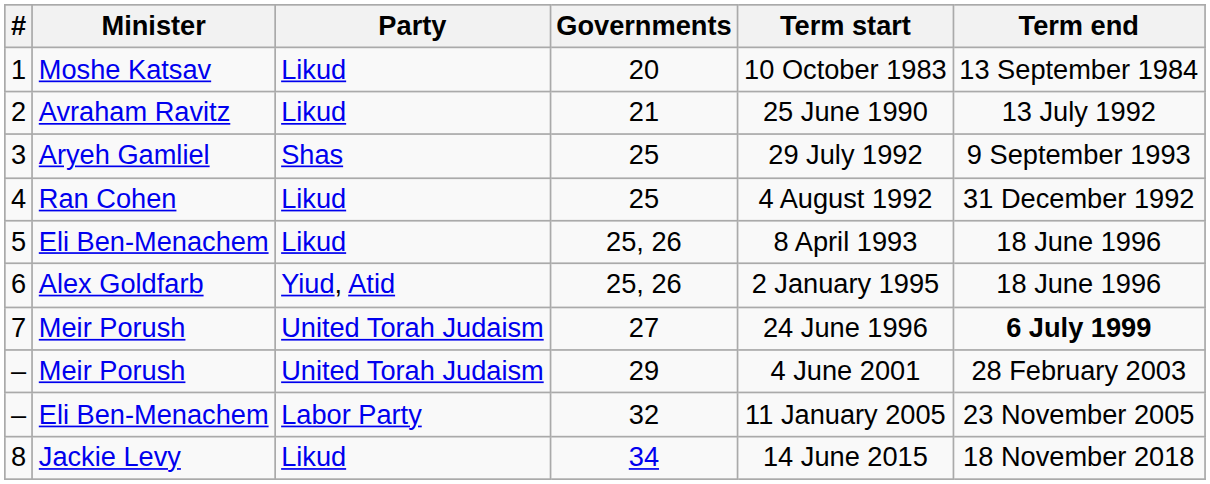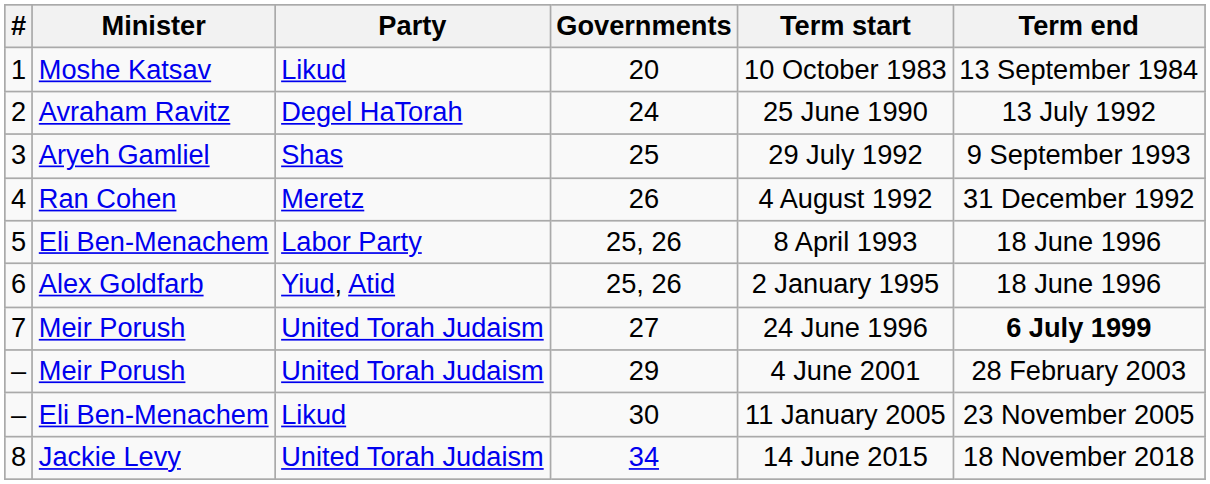(314, 112) Likud -> (372, 112) Degel HaTorah
(644, 112) 21 -> (644, 112) 24
(314, 198) Likud -> (323, 198) Meretz
(644, 198) 25 -> (644, 198) 26
(314, 241) Likud -> (351, 241) Labor Party
(351, 414) Labor Party -> (314, 414) Likud
(644, 414) 32 -> (644, 414) 30
(314, 457) Likud -> (412, 457) United Torah Judaism
